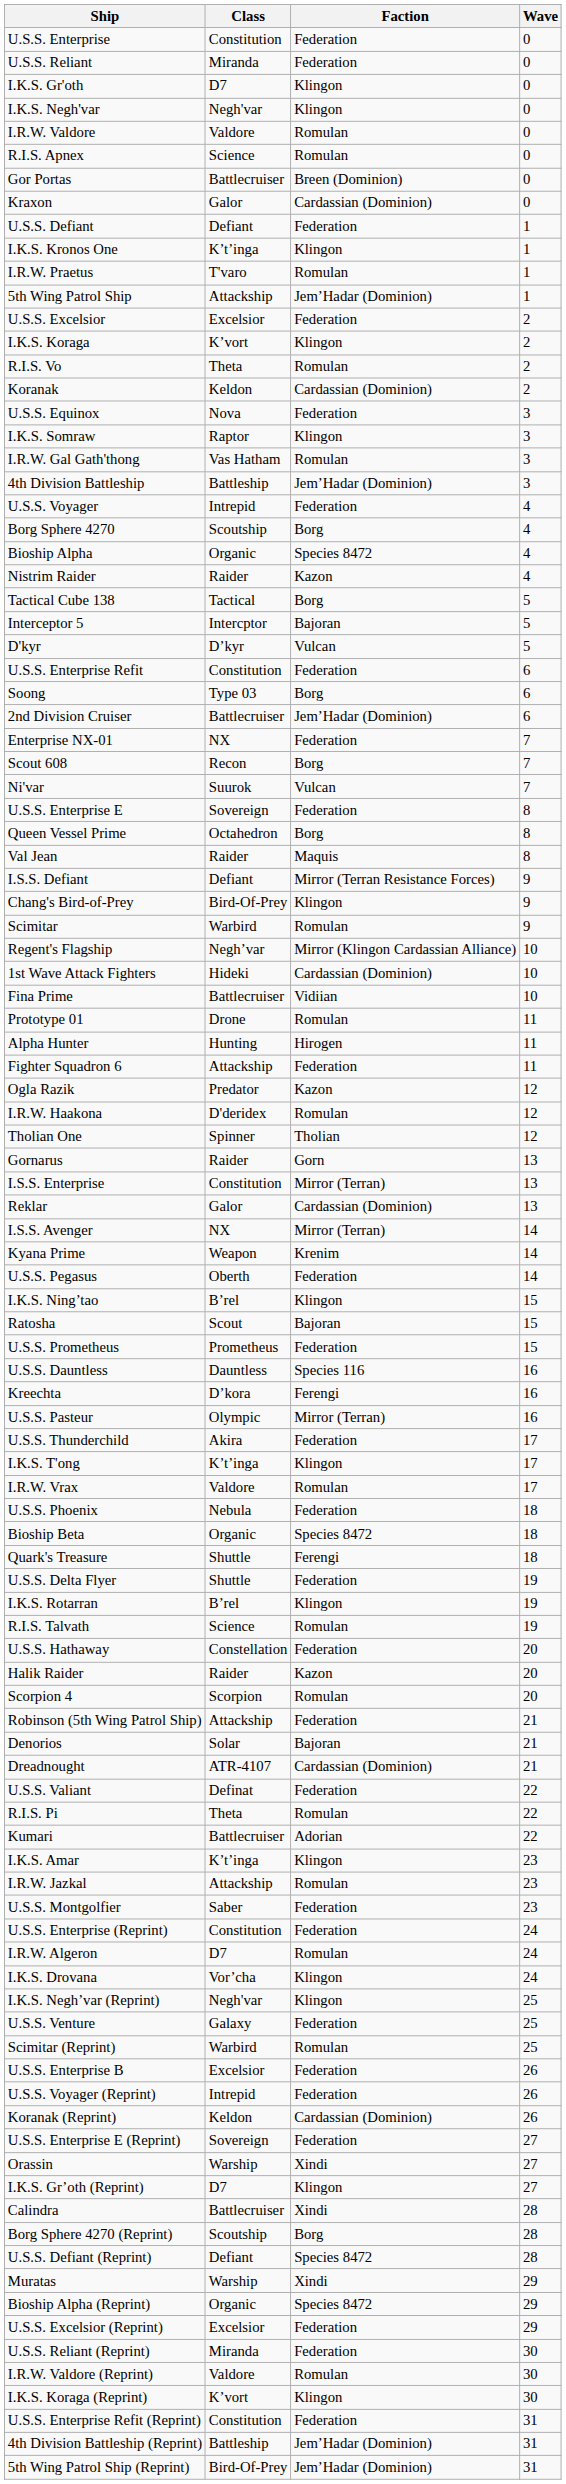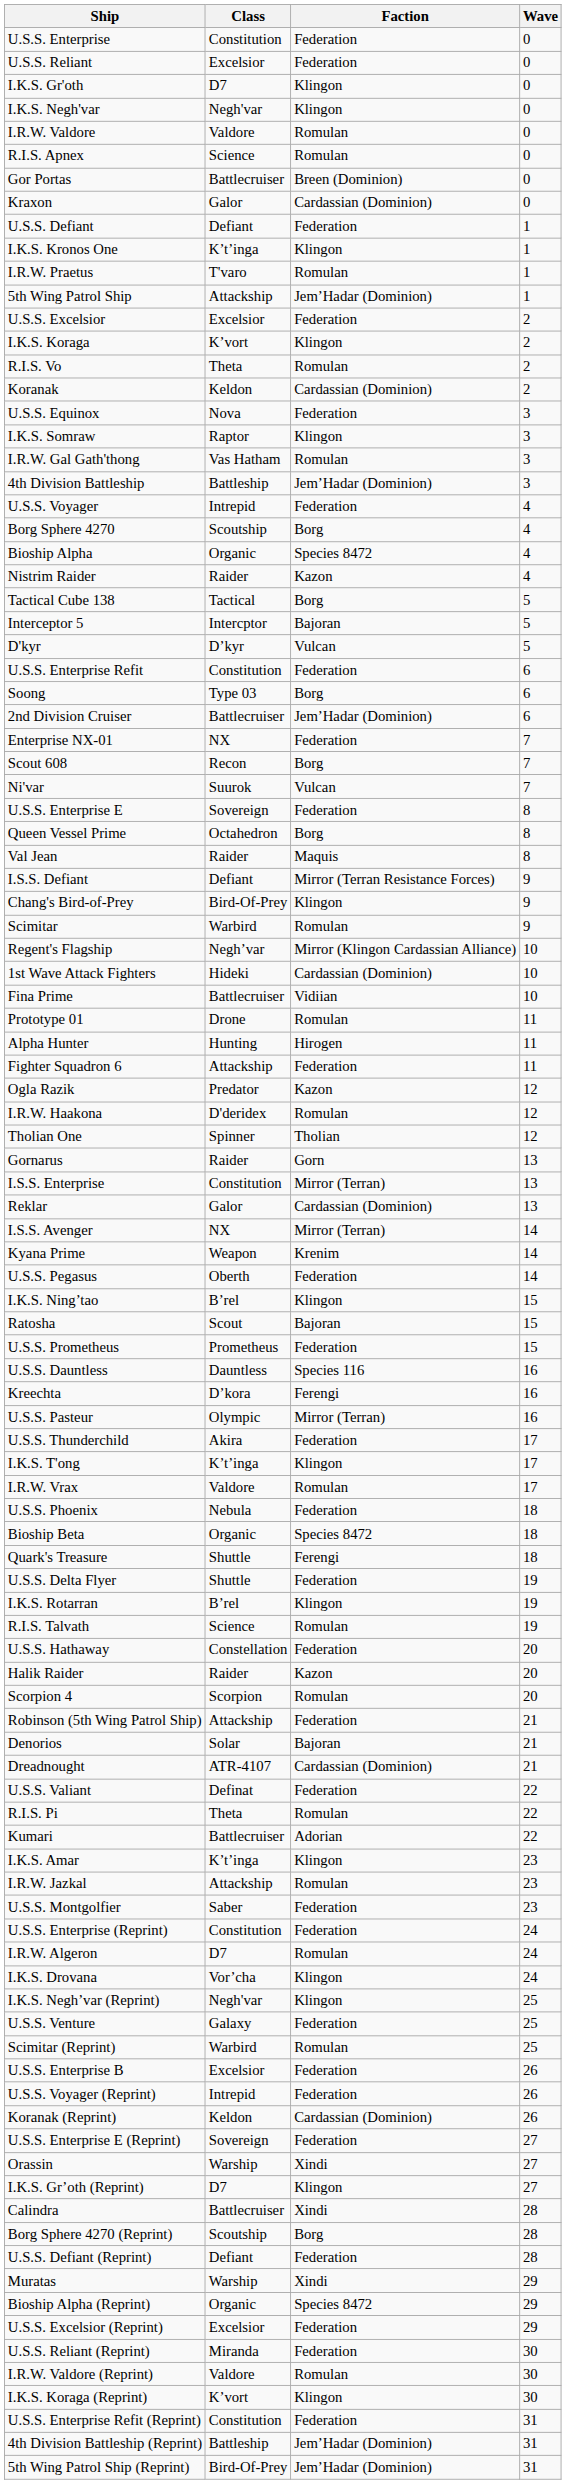(234, 62) Miranda -> (237, 62) Excelsior
(333, 2257) Species 8472 -> (326, 2257) Federation
